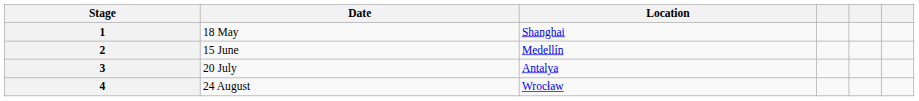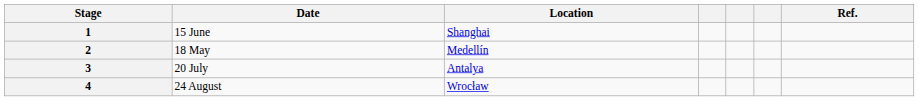+ column: (847, 13)
(221, 31) 18 May -> (192, 31) 15 June
(221, 50) 15 June -> (192, 50) 18 May
